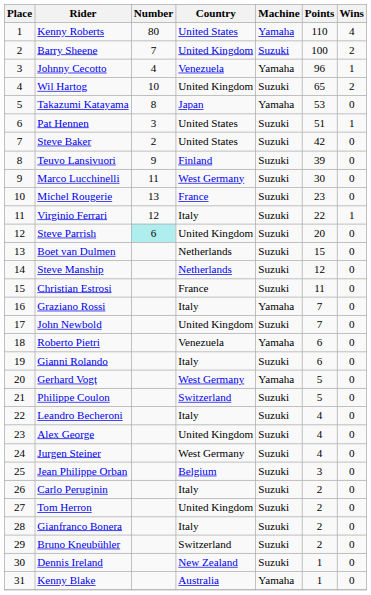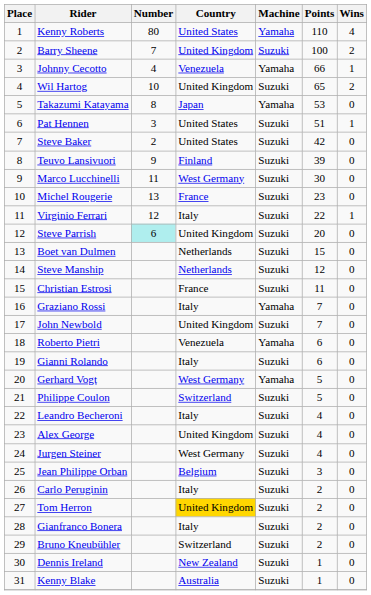(320, 68) 96 -> (320, 68) 66
(216, 507) no background -> (216, 507) gold background
(276, 580) Yamaha -> (274, 580) Suzuki
